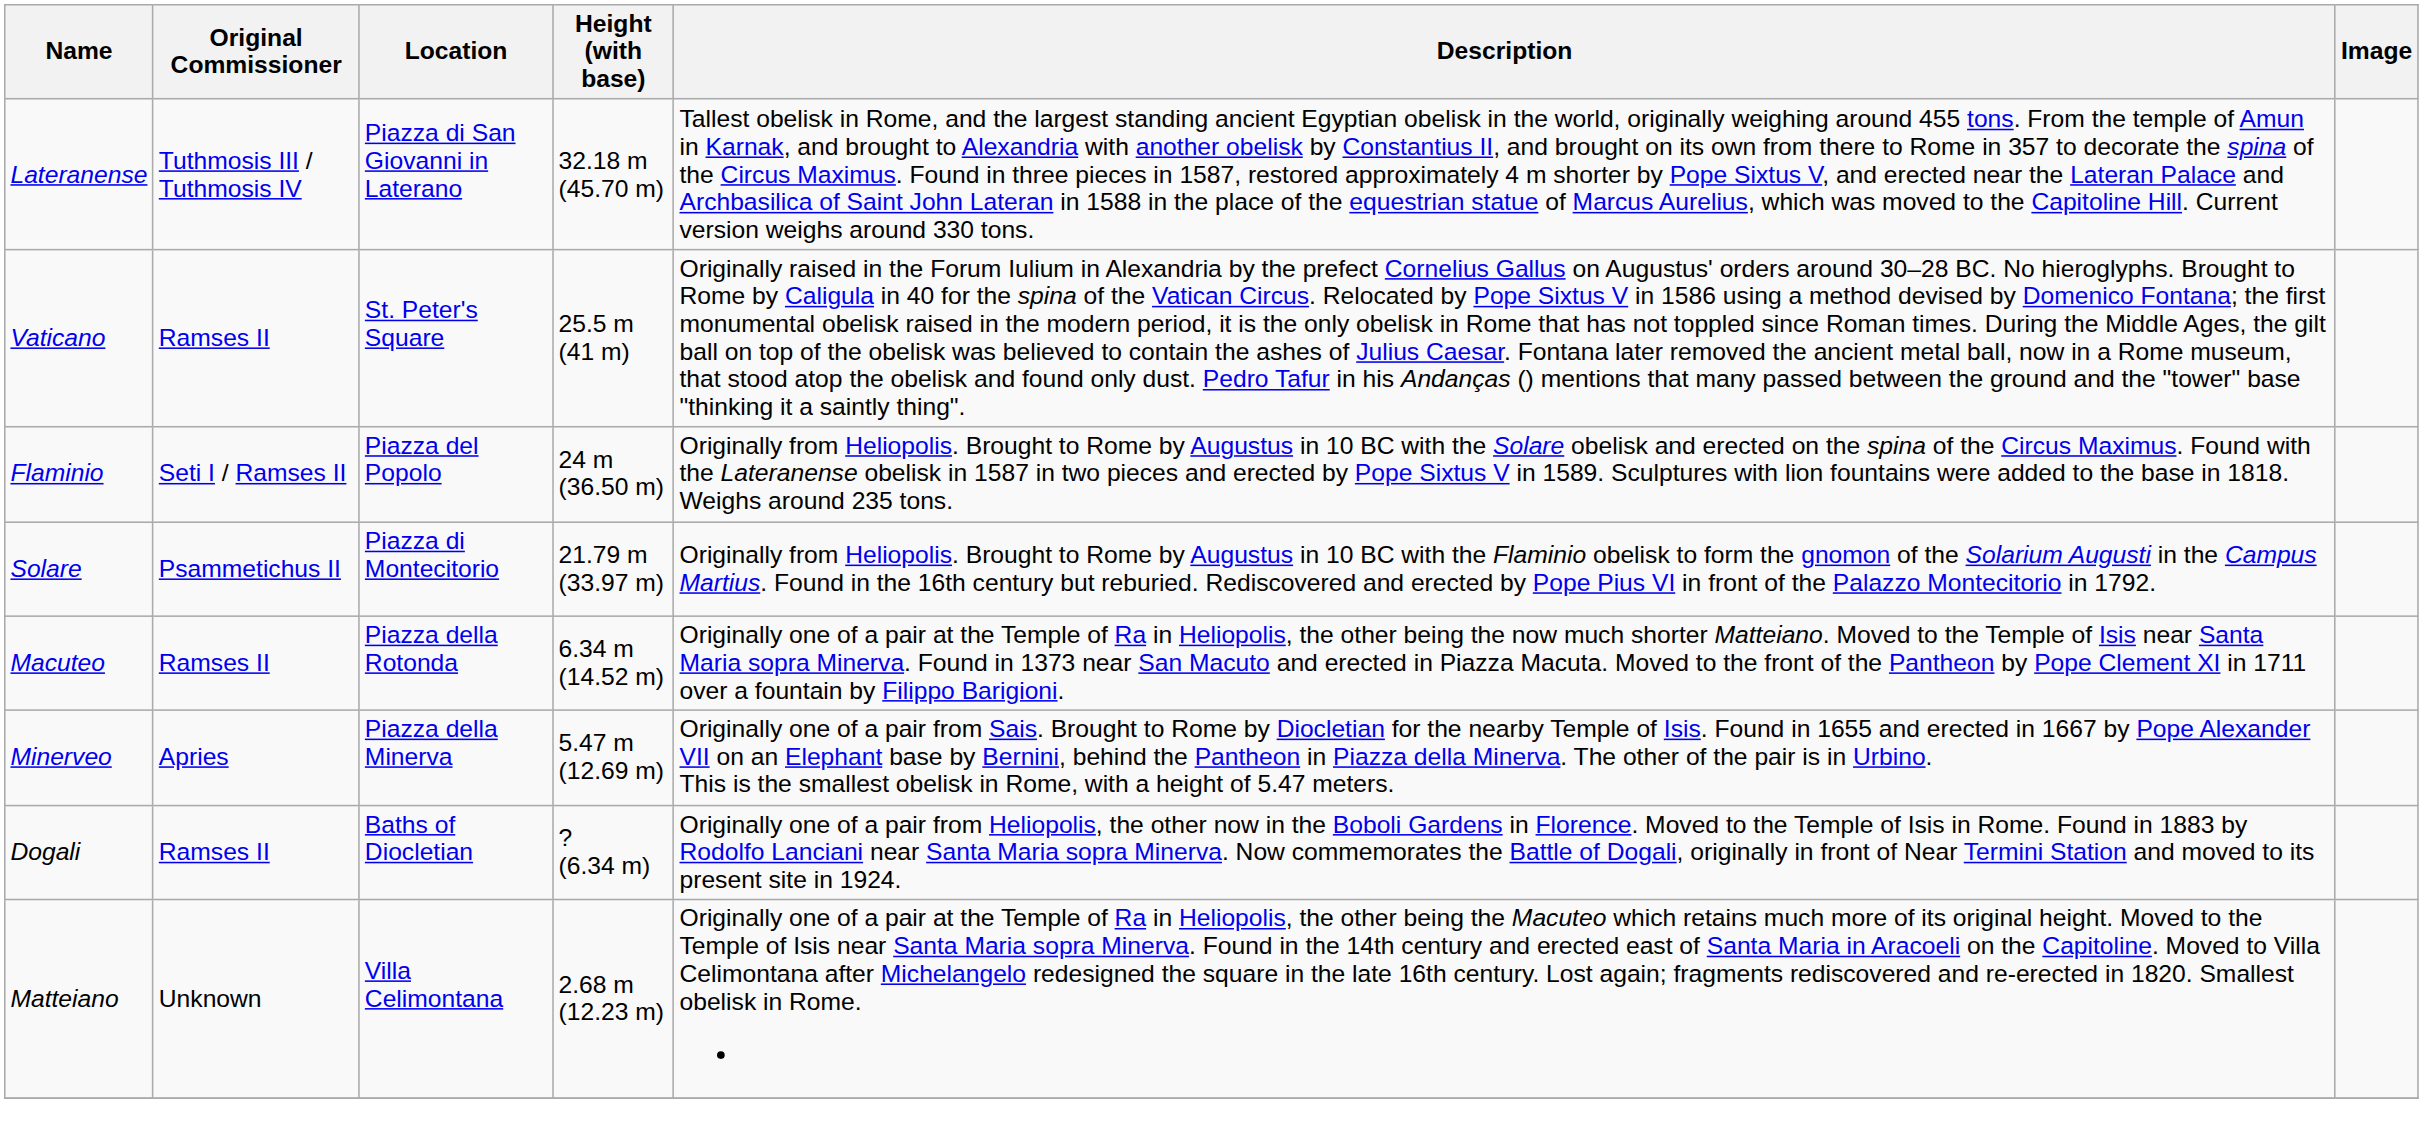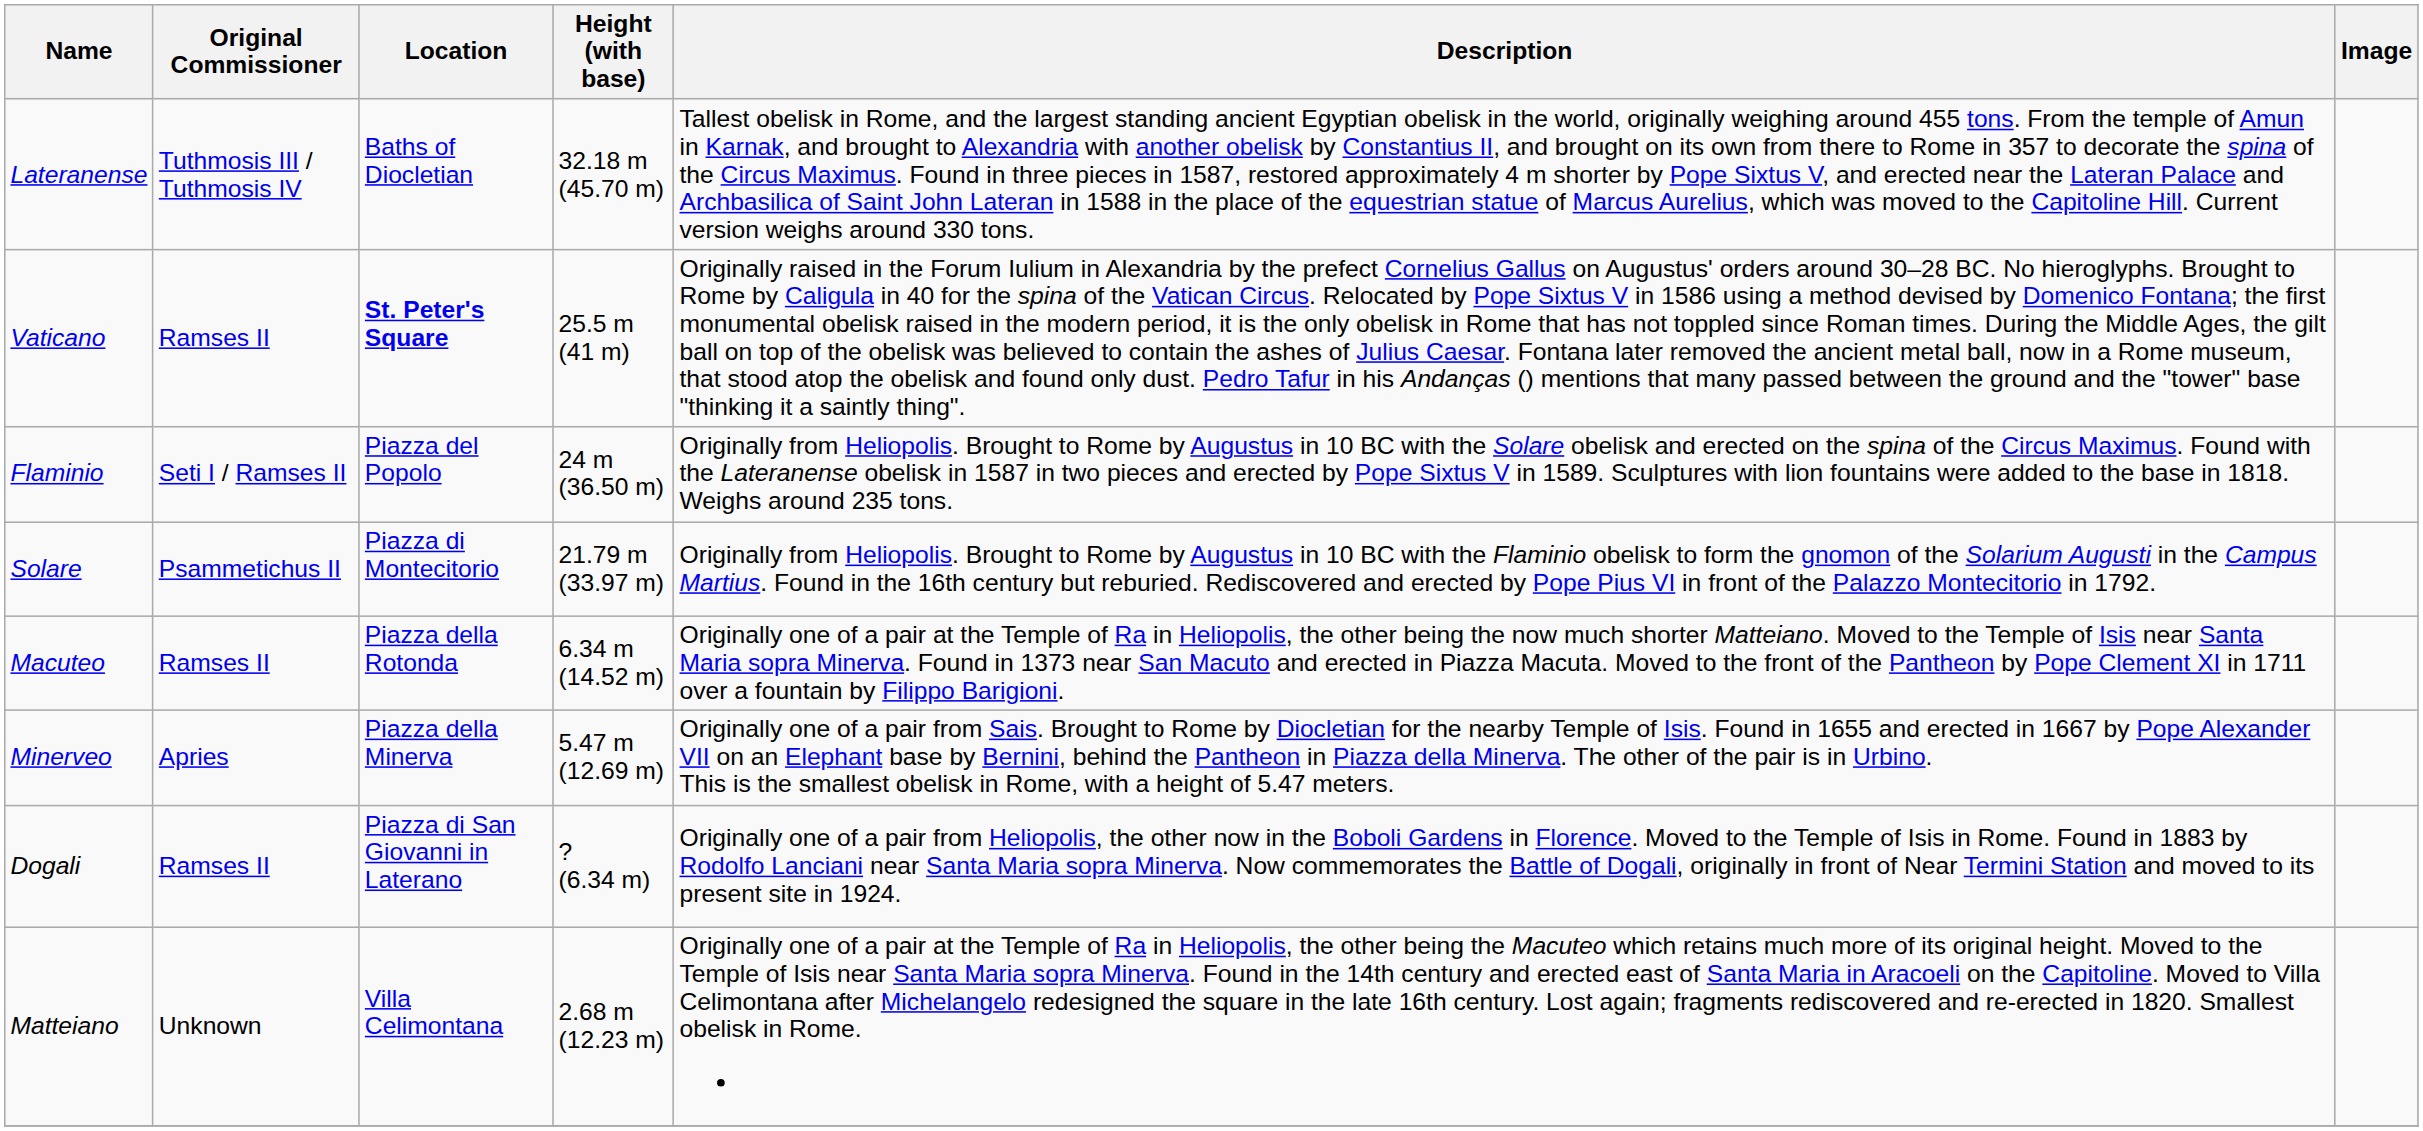(440, 160) Piazza di San Giovanni in Laterano -> (419, 160) Baths of Diocletian
(421, 323) normal -> (425, 323) bold
(419, 838) Baths of Diocletian -> (440, 851) Piazza di San Giovanni in Laterano
